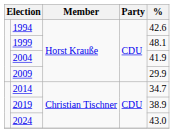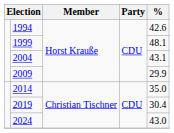(158, 58) 41.9 -> (158, 58) 43.1
(158, 89) 34.7 -> (158, 89) 35.0
(158, 105) 38.9 -> (158, 105) 30.4
